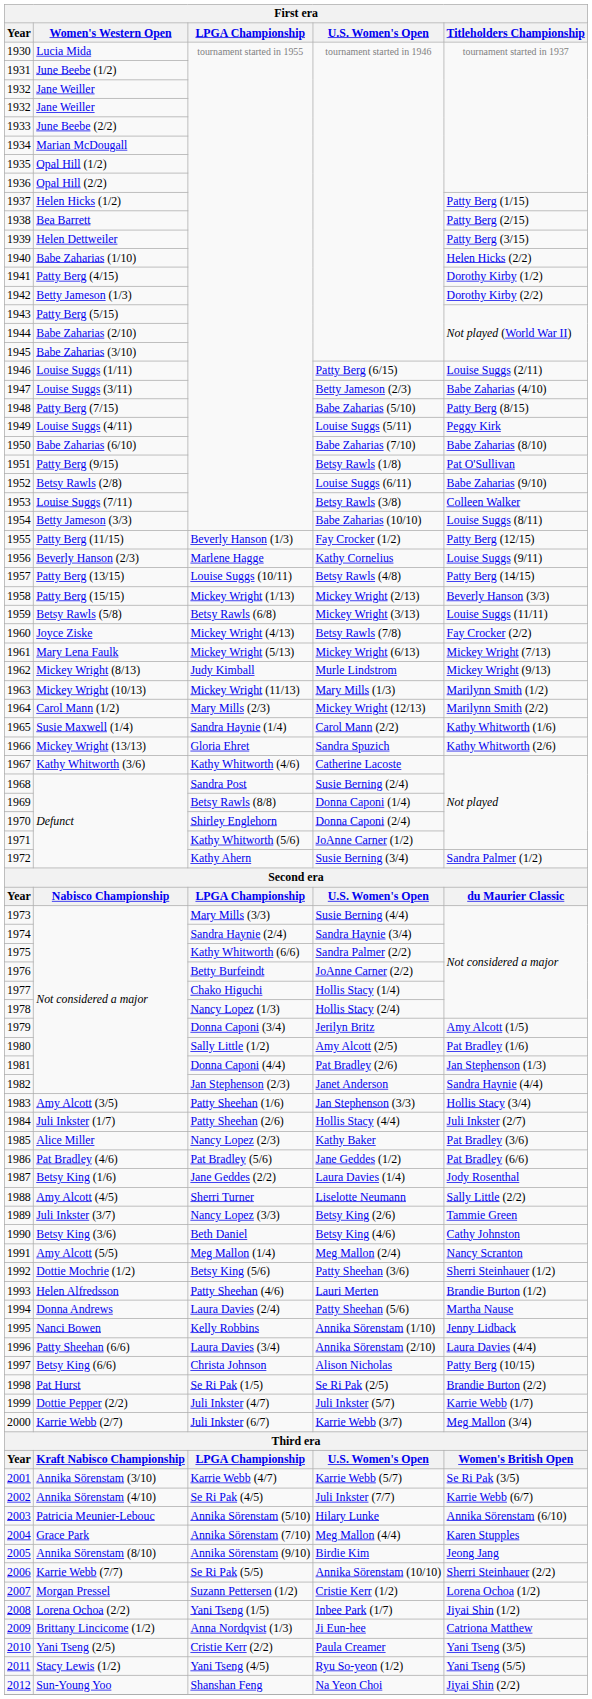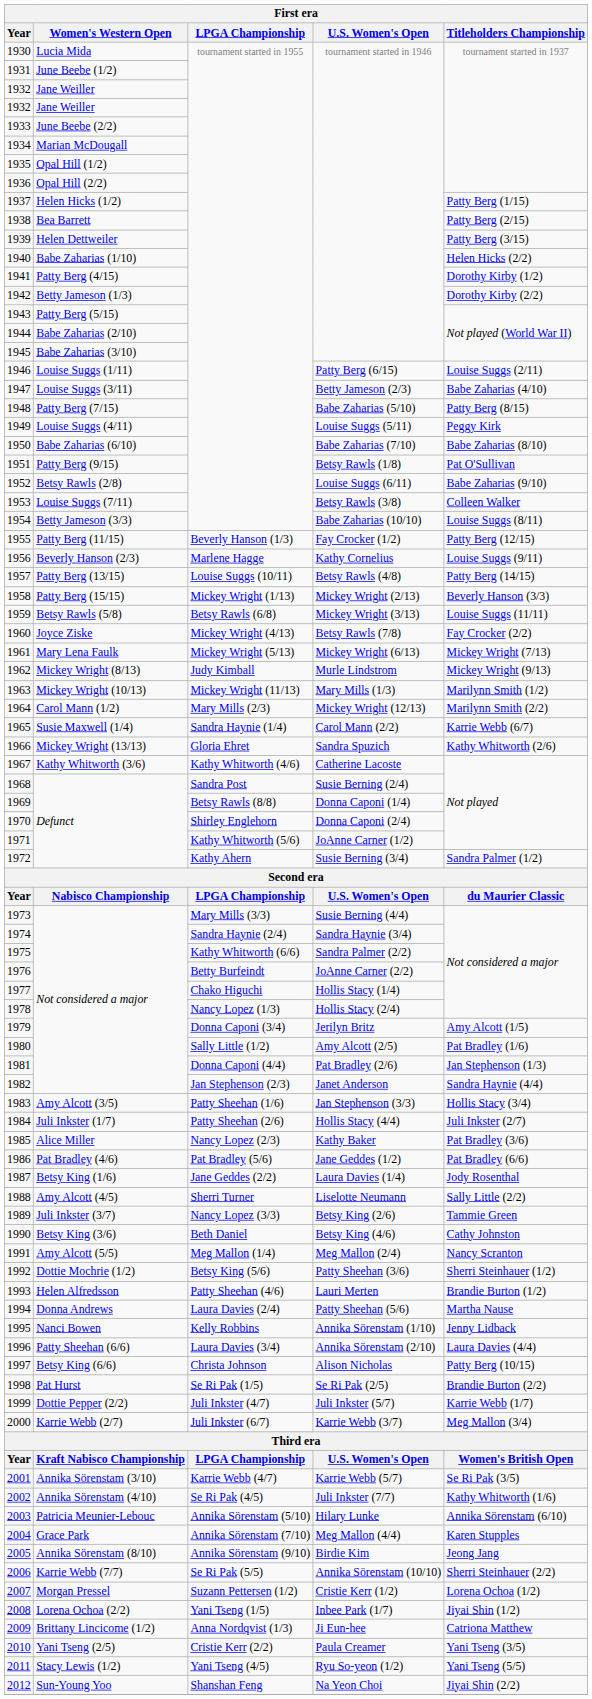(501, 727) Kathy Whitworth (1/6) -> (490, 727) Karrie Webb (6/7)
(490, 1497) Karrie Webb (6/7) -> (501, 1497) Kathy Whitworth (1/6)
